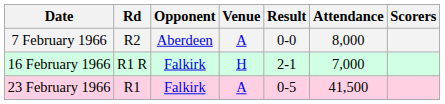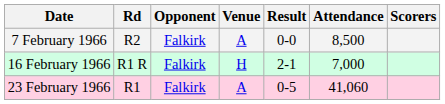(185, 40) Aberdeen -> (185, 40) Falkirk
(348, 40) 8,000 -> (348, 40) 8,500
(348, 88) 41,500 -> (348, 88) 41,060
